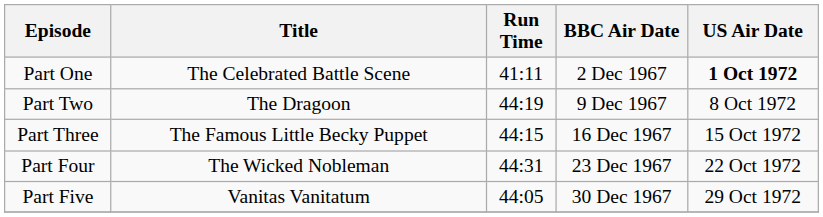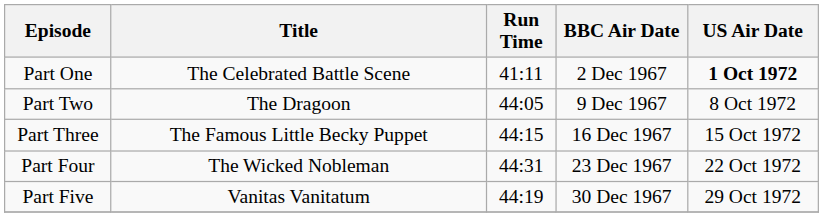(521, 103) 44:19 -> (521, 103) 44:05
(521, 196) 44:05 -> (521, 196) 44:19
